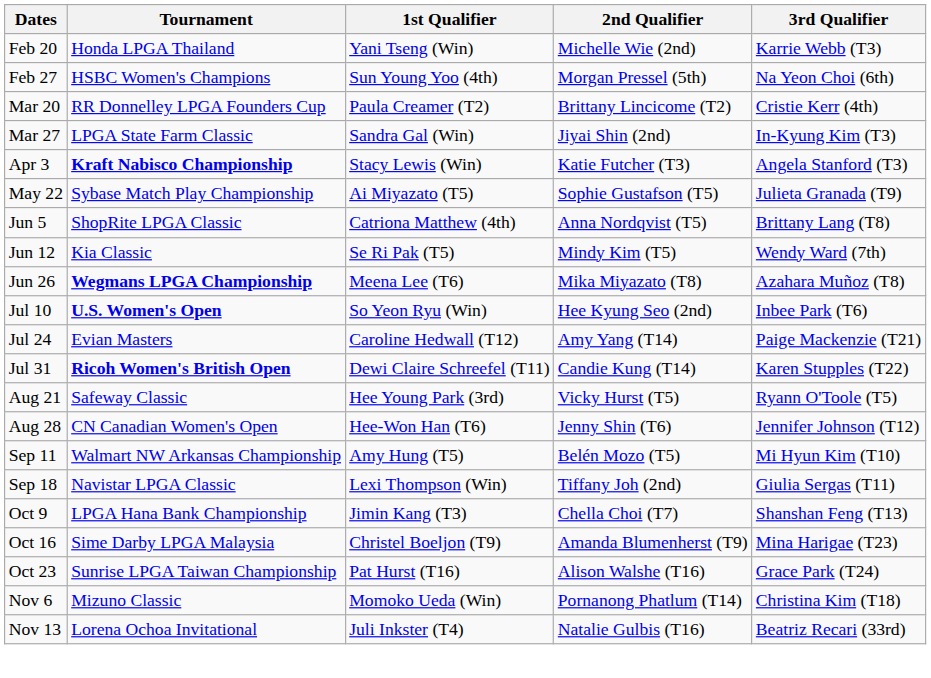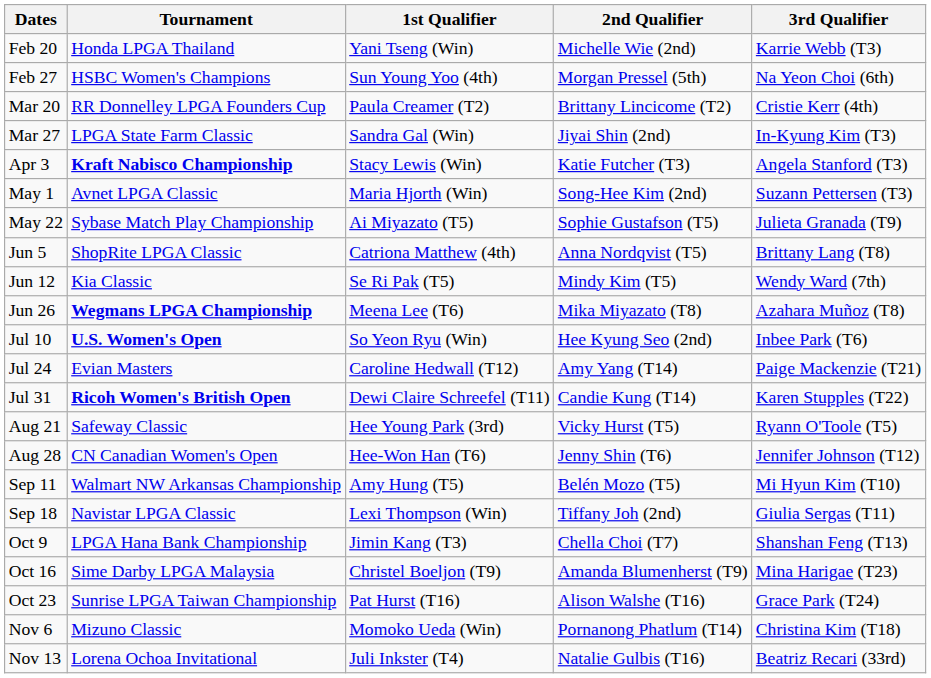+ row: (31, 193)
